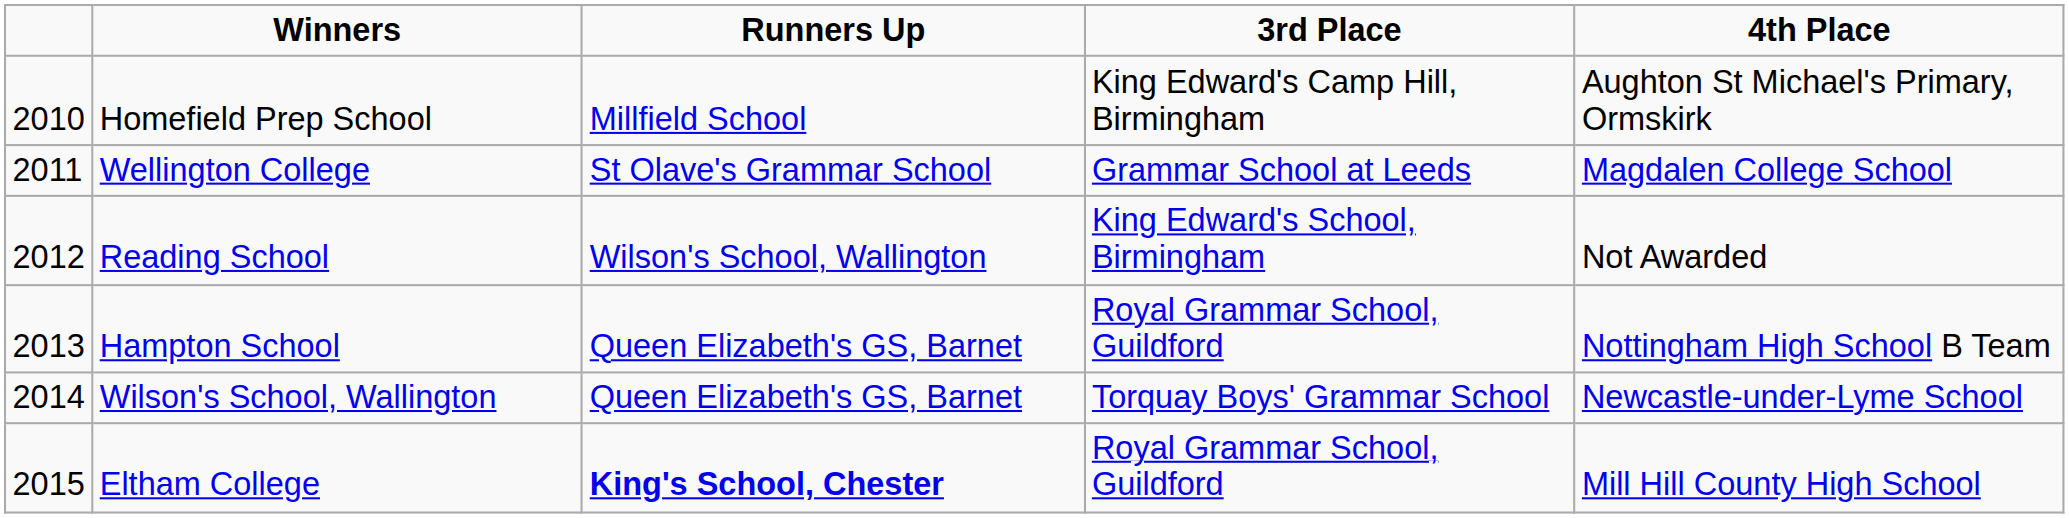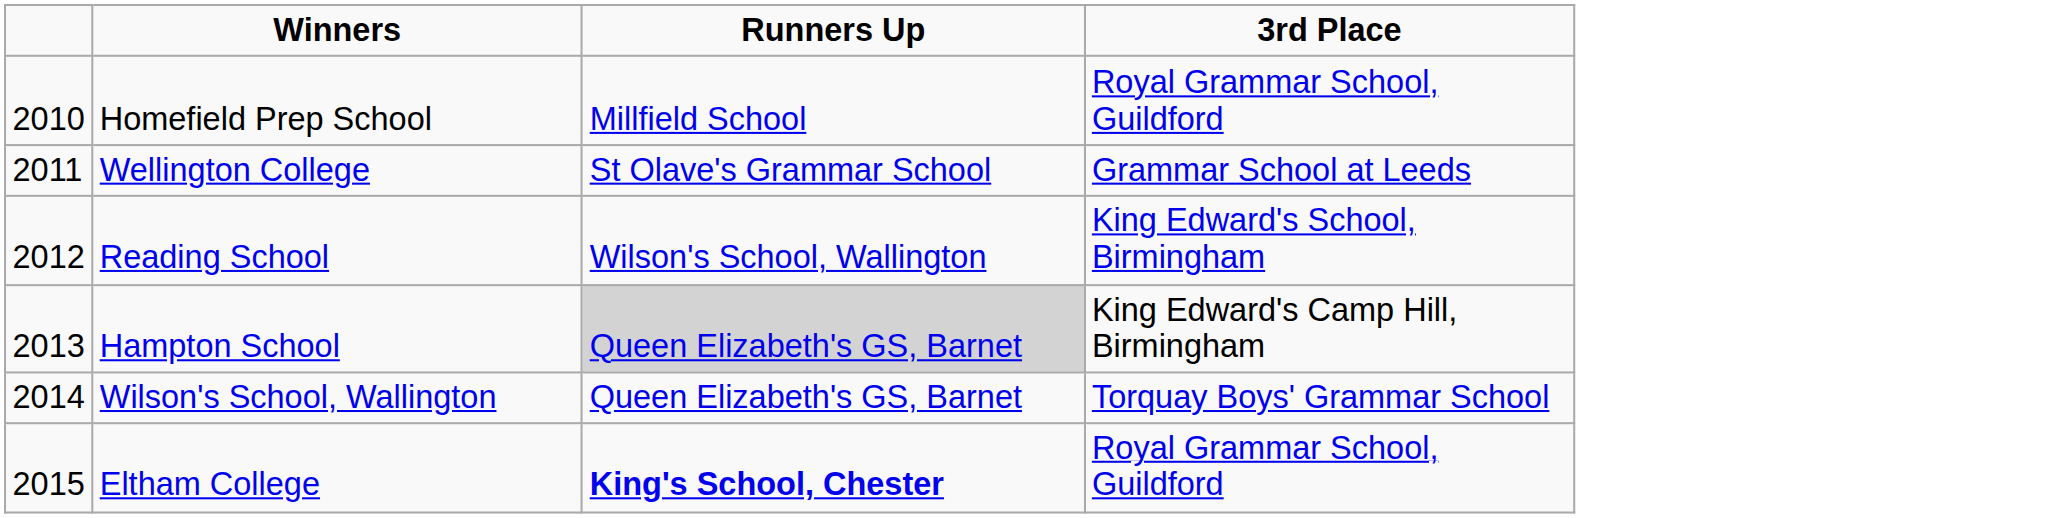- column: (1819, 30)
(1275, 100) King Edward's Camp Hill, Birmingham -> (1265, 100) Royal Grammar School, Guildford
(806, 345) no background -> (806, 345) lightgrey background
(1265, 327) Royal Grammar School, Guildford -> (1275, 327) King Edward's Camp Hill, Birmingham
